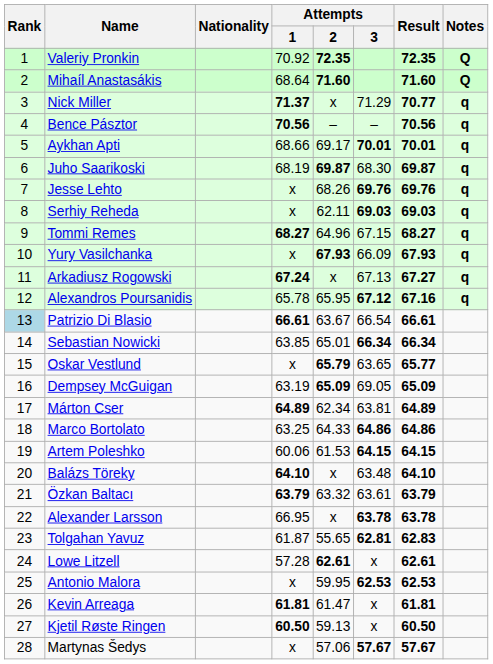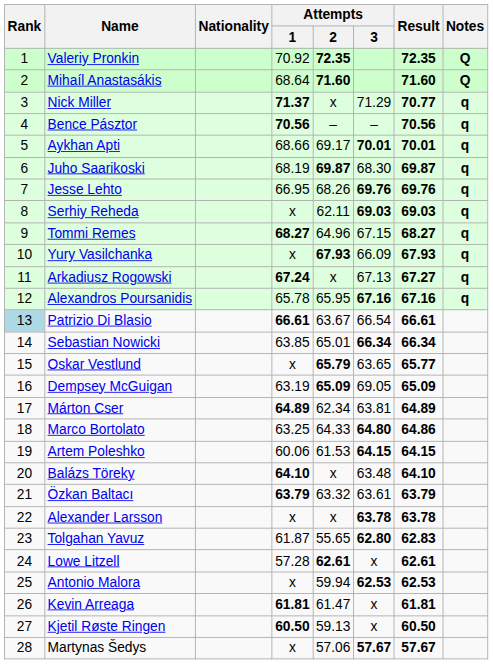(292, 189) x -> (292, 189) 66.95
(374, 299) 67.12 -> (374, 299) 67.16
(374, 430) 64.86 -> (374, 430) 64.80
(292, 517) 66.95 -> (292, 517) x
(374, 539) 62.81 -> (374, 539) 62.80
(333, 582) 59.95 -> (333, 582) 59.94
